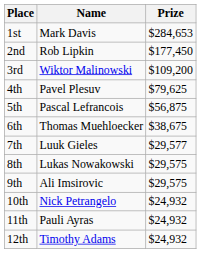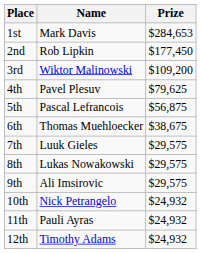(168, 145) $29,577 -> (168, 145) $29,575
